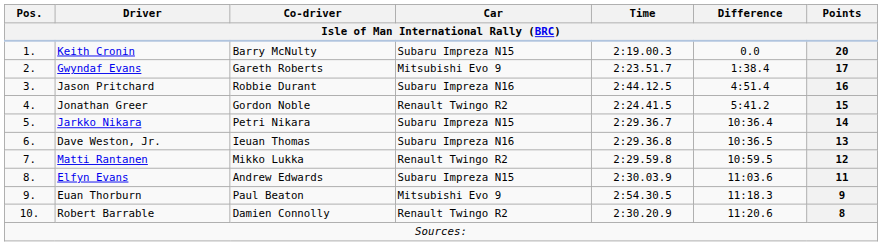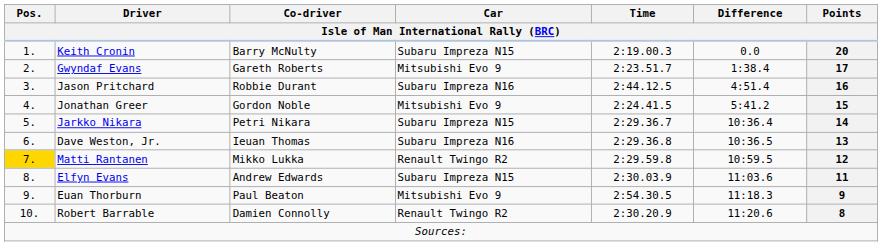(453, 105) Renault Twingo R2 -> (449, 105) Mitsubishi Evo 9
(30, 159) no background -> (30, 159) gold background
